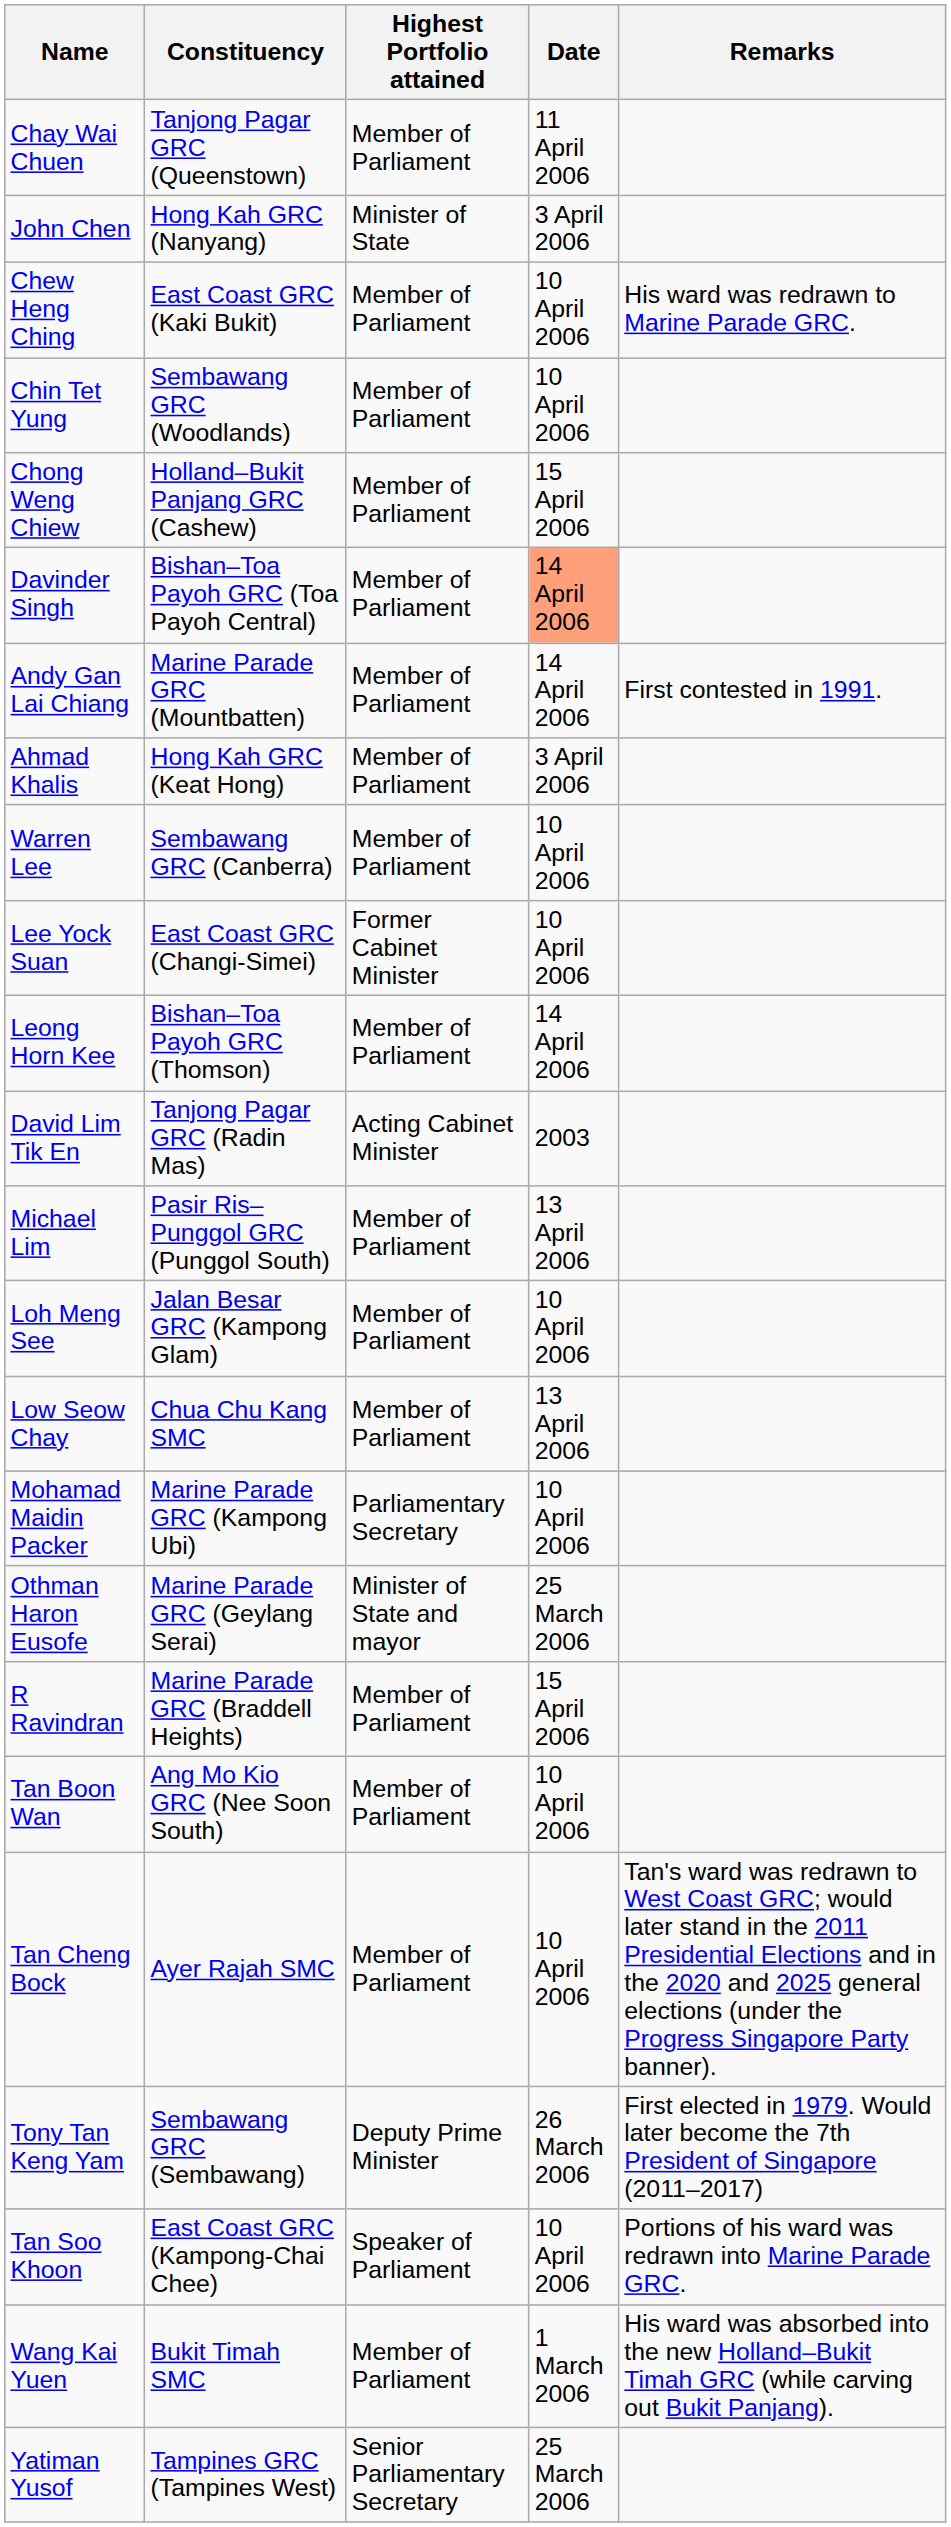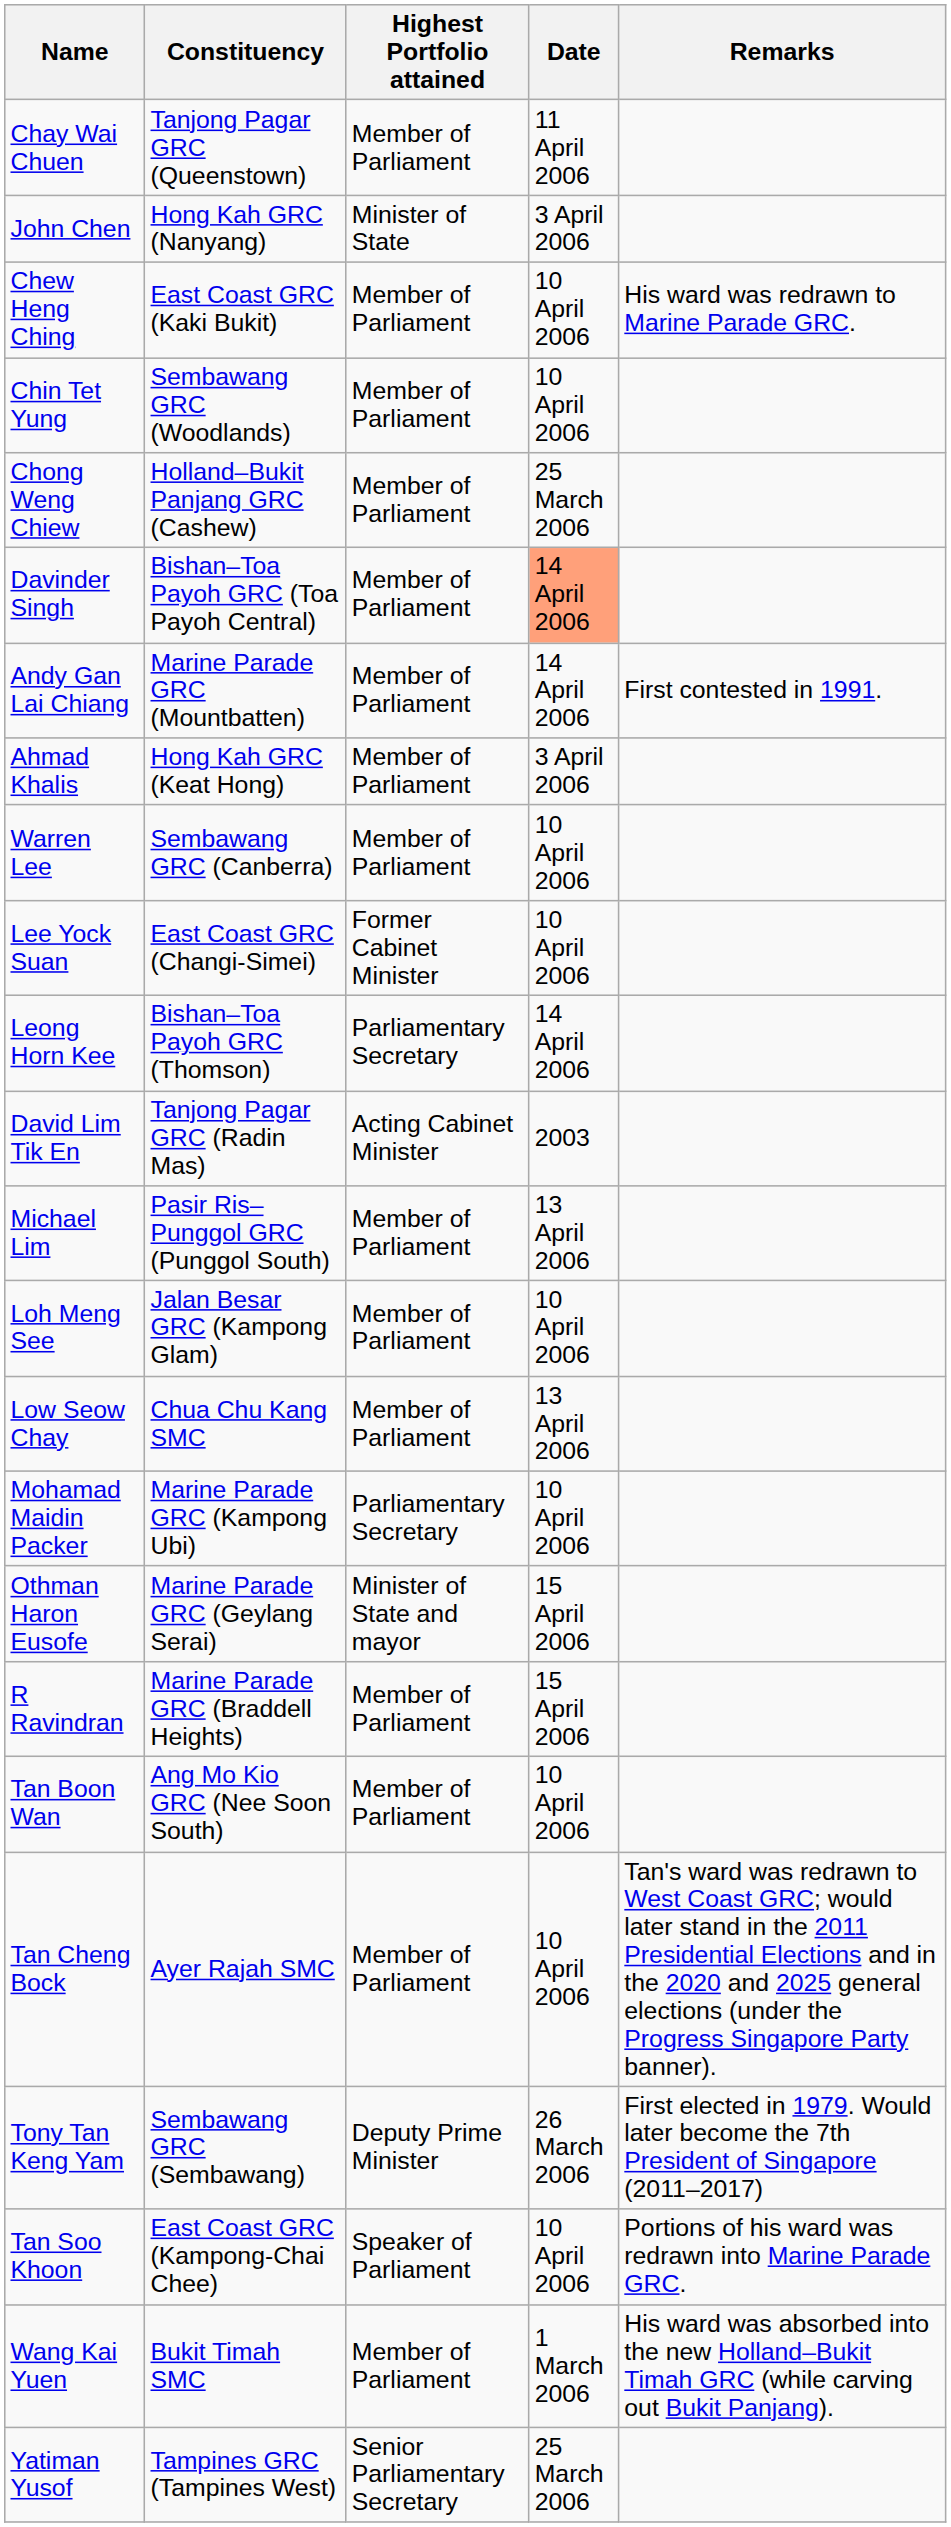(562, 499) 15 April 2006 -> (569, 499) 25 March 2006
(411, 1042) Member of Parliament -> (428, 1042) Parliamentary Secretary
(569, 1613) 25 March 2006 -> (562, 1613) 15 April 2006
